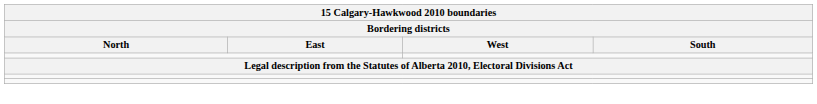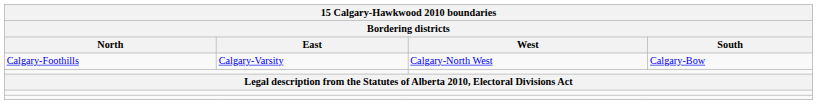+ row: (43, 61)
